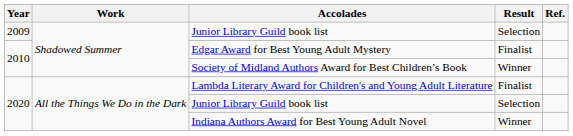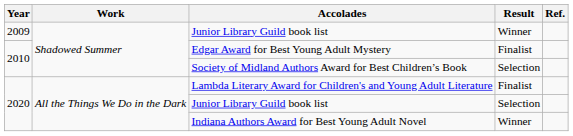(519, 31) Selection -> (515, 31) Winner
(515, 67) Winner -> (519, 67) Selection
